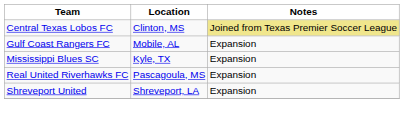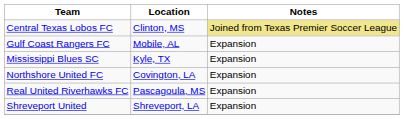+ row: (55, 75)
